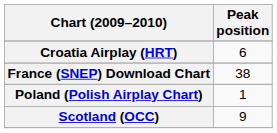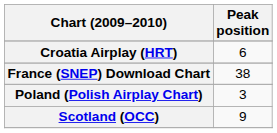(243, 95) 1 -> (243, 95) 3
